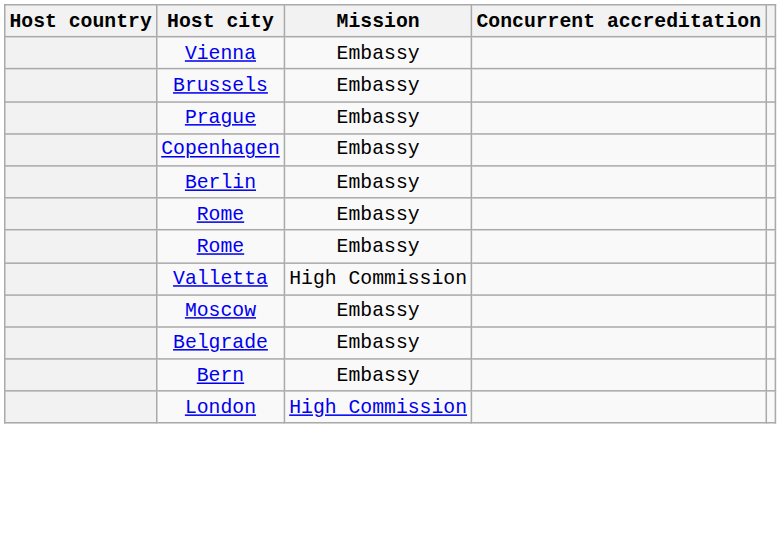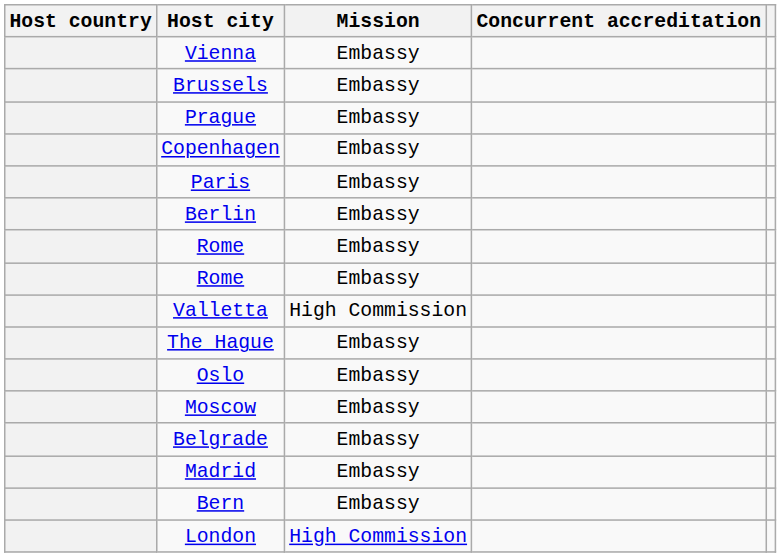+ row: (220, 182)
+ row: (220, 343)
+ row: (220, 375)
+ row: (220, 472)
